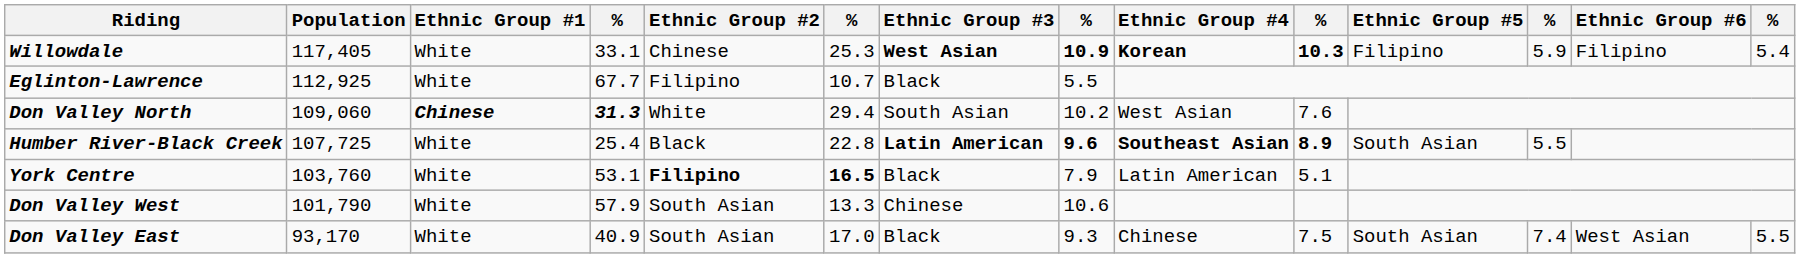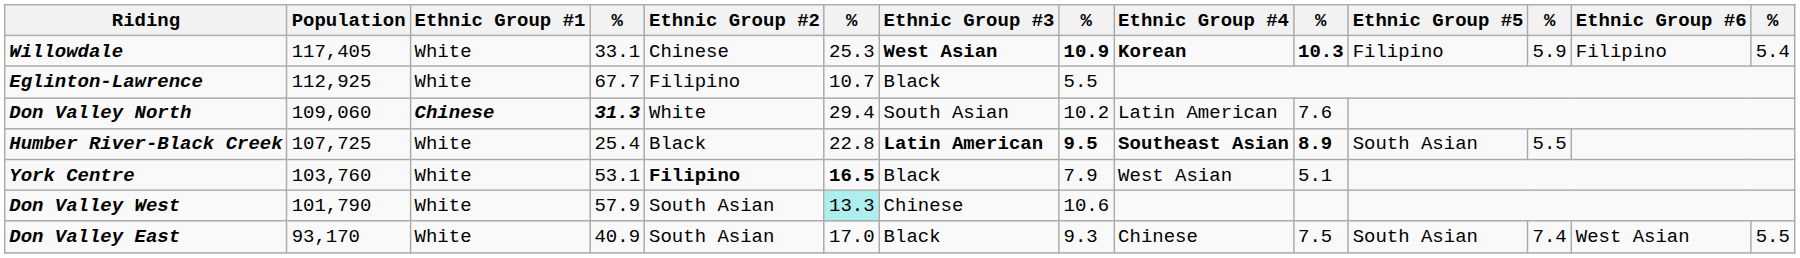(1175, 113) West Asian -> (1198, 113) Latin American
(1081, 144) 9.6 -> (1081, 144) 9.5
(1198, 175) Latin American -> (1175, 175) West Asian
(852, 206) no background -> (852, 206) paleturquoise background
